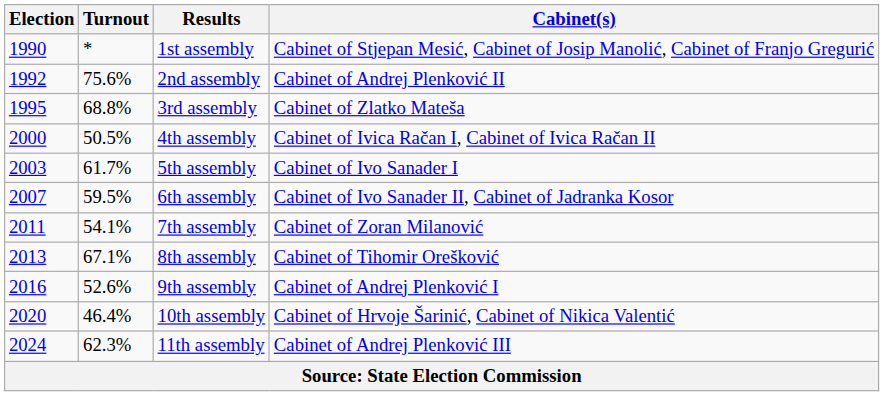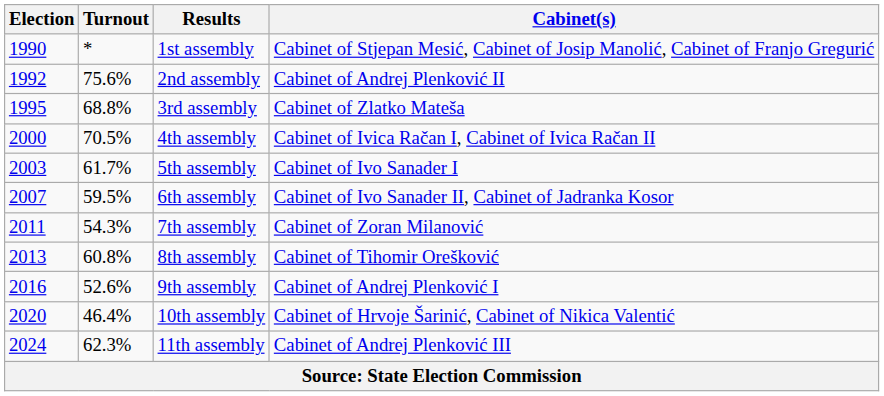(107, 138) 50.5% -> (107, 138) 70.5%
(107, 227) 54.1% -> (107, 227) 54.3%
(107, 256) 67.1% -> (107, 256) 60.8%
